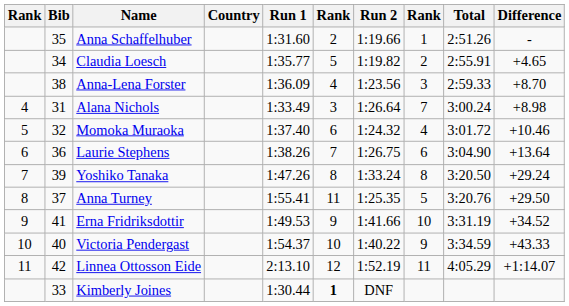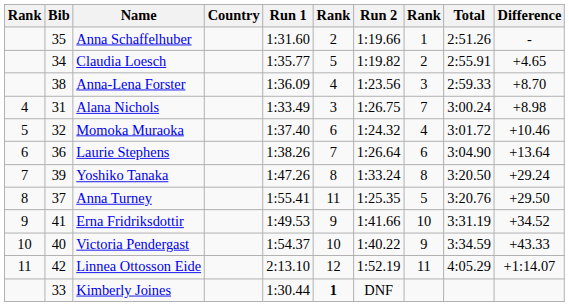(379, 107) 1:26.64 -> (379, 107) 1:26.75
(379, 152) 1:26.75 -> (379, 152) 1:26.64
